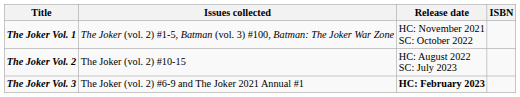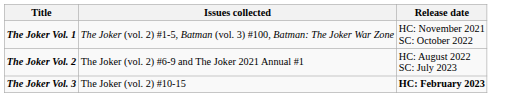- column: (501, 12)
(133, 62) The Joker (vol. 2) #10-15 -> (192, 62) The Joker (vol. 2) #6-9 and The Joker 2021 Annual #1
(192, 84) The Joker (vol. 2) #6-9 and The Joker 2021 Annual #1 -> (133, 84) The Joker (vol. 2) #10-15
